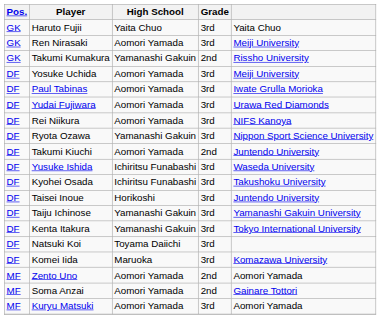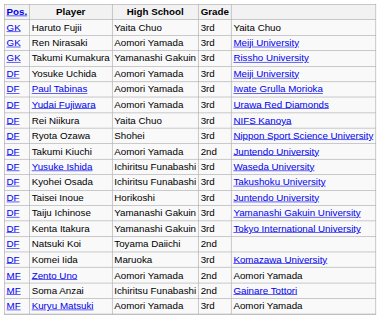(209, 58) 2nd -> (208, 58) 3rd
(149, 120) Aomori Yamada -> (138, 120) Yaita Chuo
(155, 136) Yamanashi Gakuin -> (129, 136) Shohei
(208, 244) 3rd -> (209, 244) 2nd
(149, 290) Aomori Yamada -> (155, 290) Ichiritsu Funabashi
